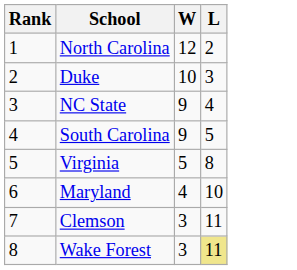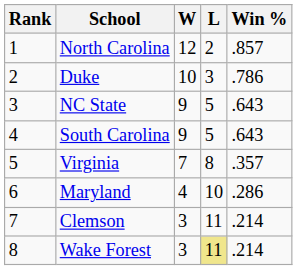+ column: (259, 18)
(209, 105) 4 -> (209, 105) 5
(183, 163) 5 -> (183, 163) 7
